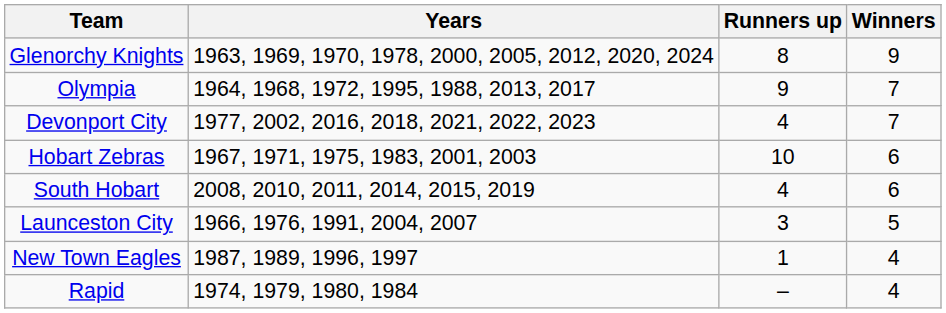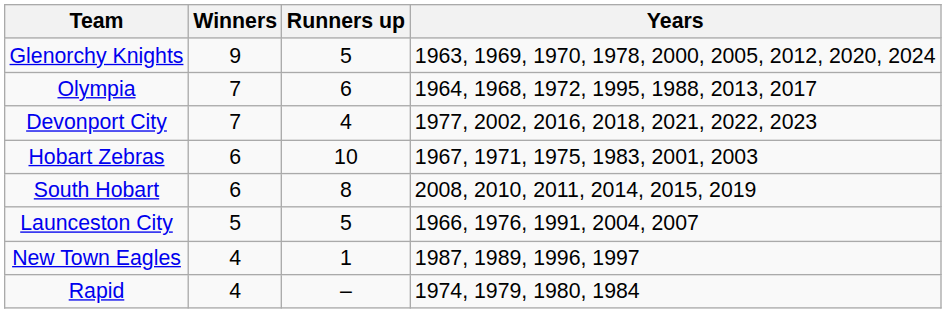columns swapped: (894, 21) <-> (454, 21)
(783, 55) 8 -> (346, 55) 5
(783, 88) 9 -> (346, 88) 6
(783, 190) 4 -> (346, 190) 8
(783, 223) 3 -> (346, 223) 5
